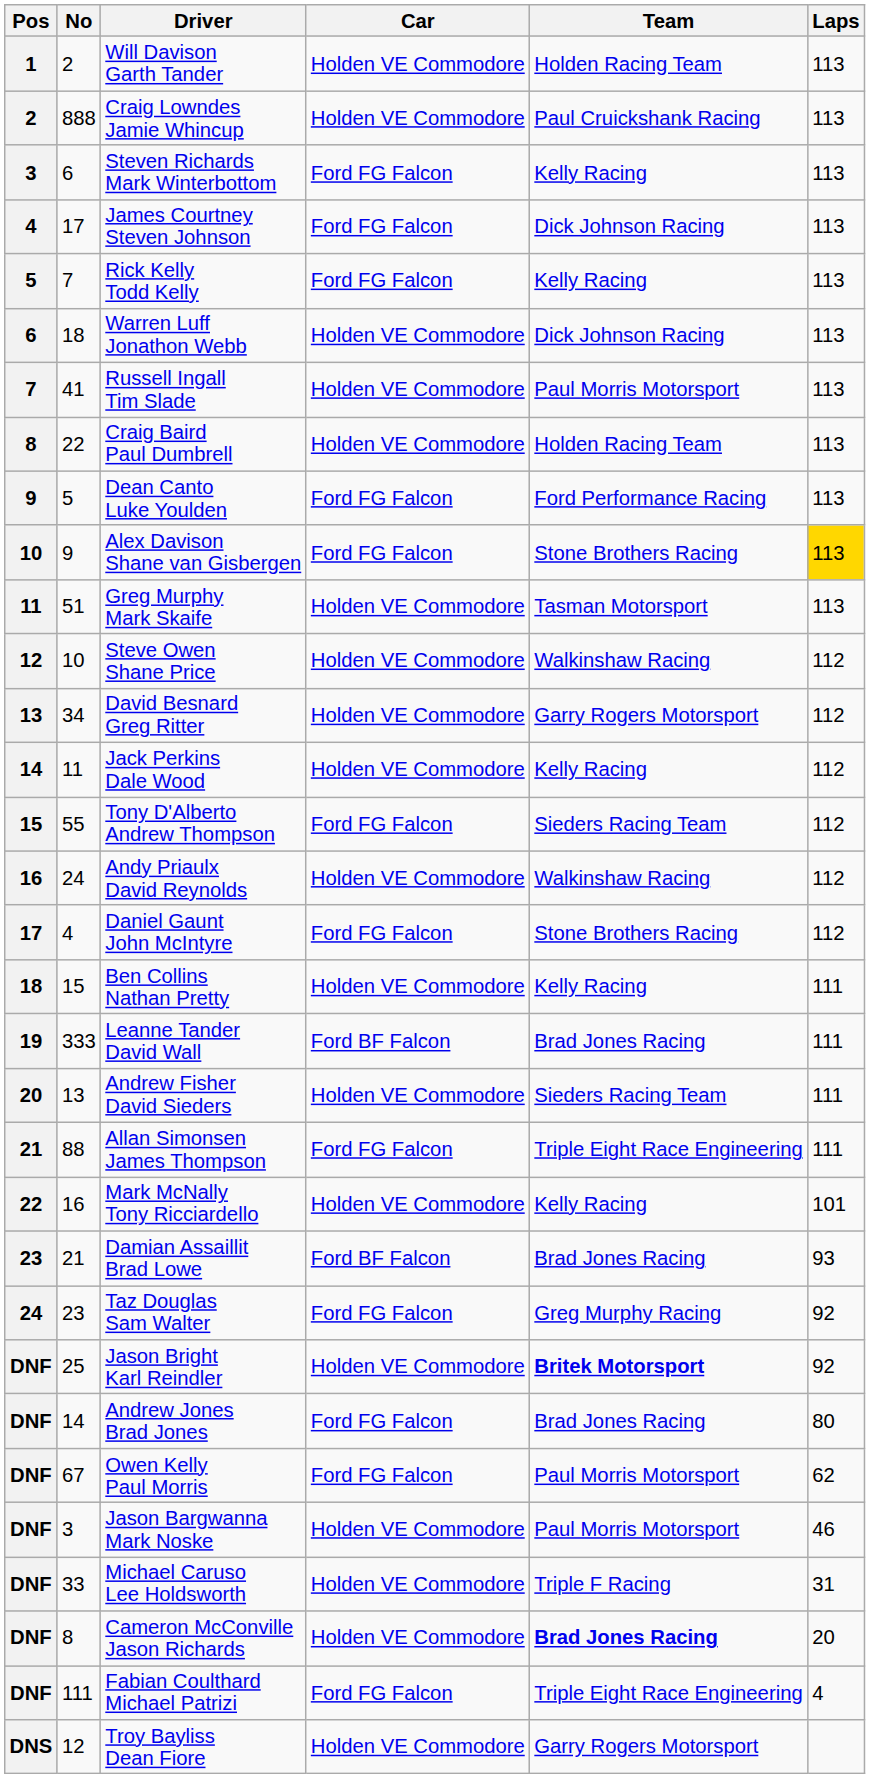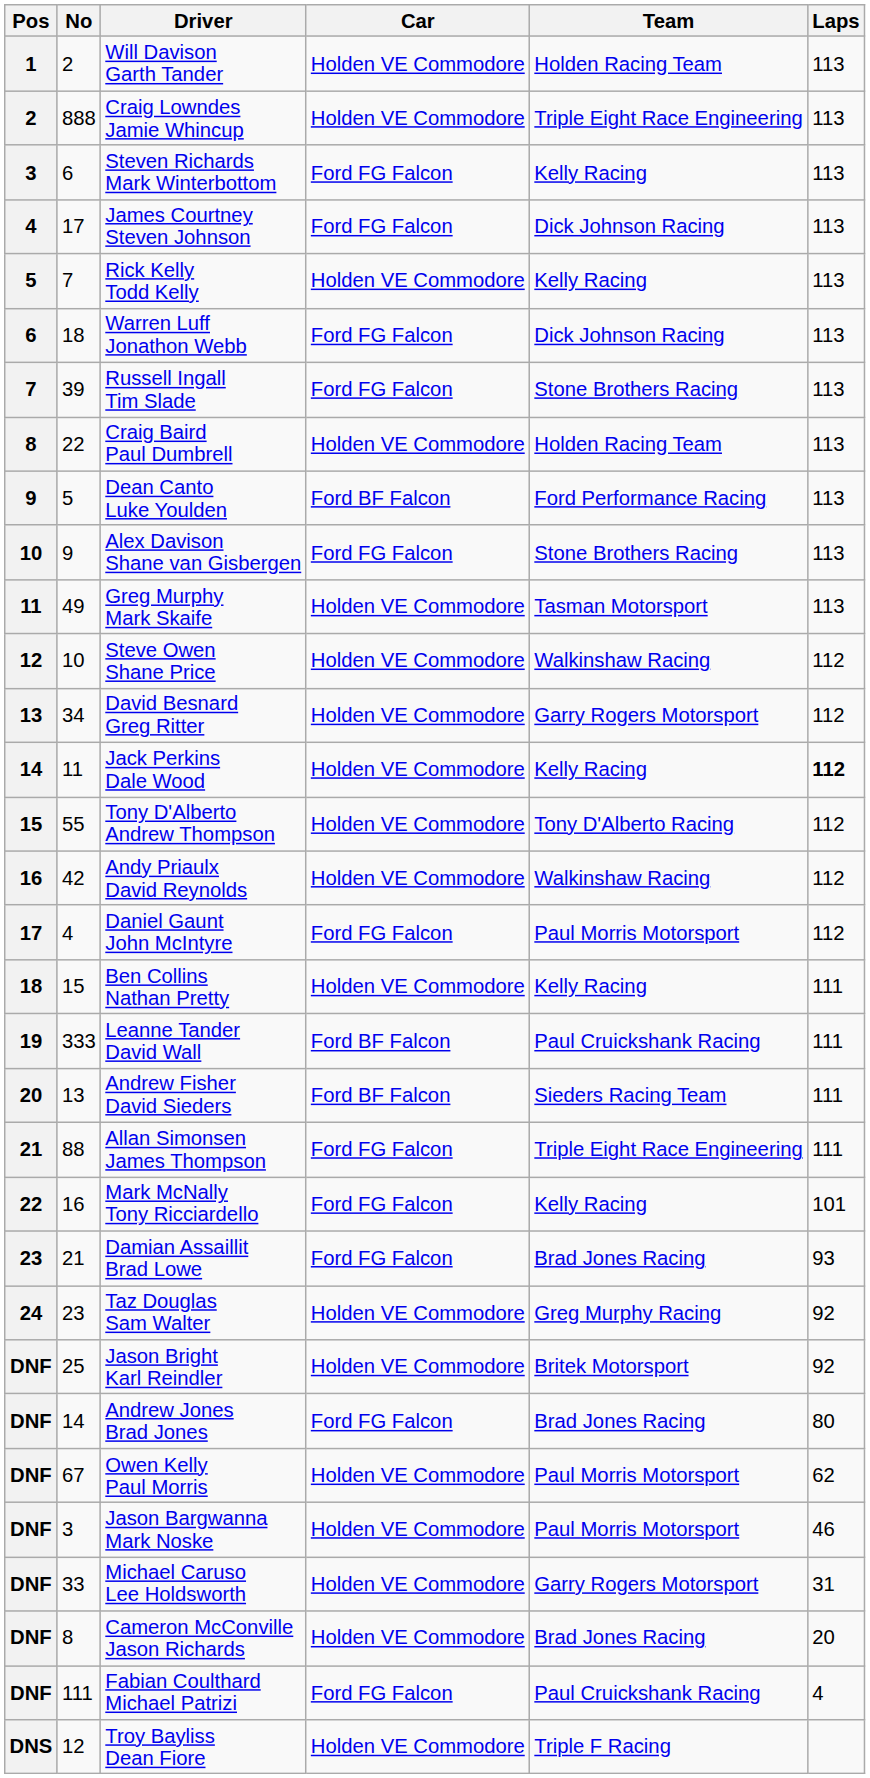(647, 118) Paul Cruickshank Racing -> (668, 118) Triple Eight Race Engineering
(382, 281) Ford FG Falcon -> (418, 281) Holden VE Commodore
(418, 335) Holden VE Commodore -> (382, 335) Ford FG Falcon
(73, 389) 41 -> (73, 389) 39
(418, 389) Holden VE Commodore -> (382, 389) Ford FG Falcon
(637, 389) Paul Morris Motorsport -> (636, 389) Stone Brothers Racing
(382, 498) Ford FG Falcon -> (381, 498) Ford BF Falcon
(828, 552) gold background -> (828, 552) no background
(73, 606) 51 -> (73, 606) 49
(828, 769) normal -> (829, 769) bold
(382, 824) Ford FG Falcon -> (418, 824) Holden VE Commodore
(630, 824) Sieders Racing Team -> (634, 824) Tony D'Alberto Racing
(73, 878) 24 -> (73, 878) 42
(636, 932) Stone Brothers Racing -> (637, 932) Paul Morris Motorsport
(620, 1041) Brad Jones Racing -> (647, 1041) Paul Cruickshank Racing
(418, 1095) Holden VE Commodore -> (381, 1095) Ford BF Falcon
(418, 1204) Holden VE Commodore -> (382, 1204) Ford FG Falcon
(381, 1258) Ford BF Falcon -> (382, 1258) Ford FG Falcon
(382, 1312) Ford FG Falcon -> (418, 1312) Holden VE Commodore
(619, 1366) bold -> (611, 1366) normal
(382, 1475) Ford FG Falcon -> (418, 1475) Holden VE Commodore
(603, 1584) Triple F Racing -> (646, 1584) Garry Rogers Motorsport
(626, 1638) bold -> (620, 1638) normal
(668, 1692) Triple Eight Race Engineering -> (647, 1692) Paul Cruickshank Racing
(646, 1746) Garry Rogers Motorsport -> (603, 1746) Triple F Racing
